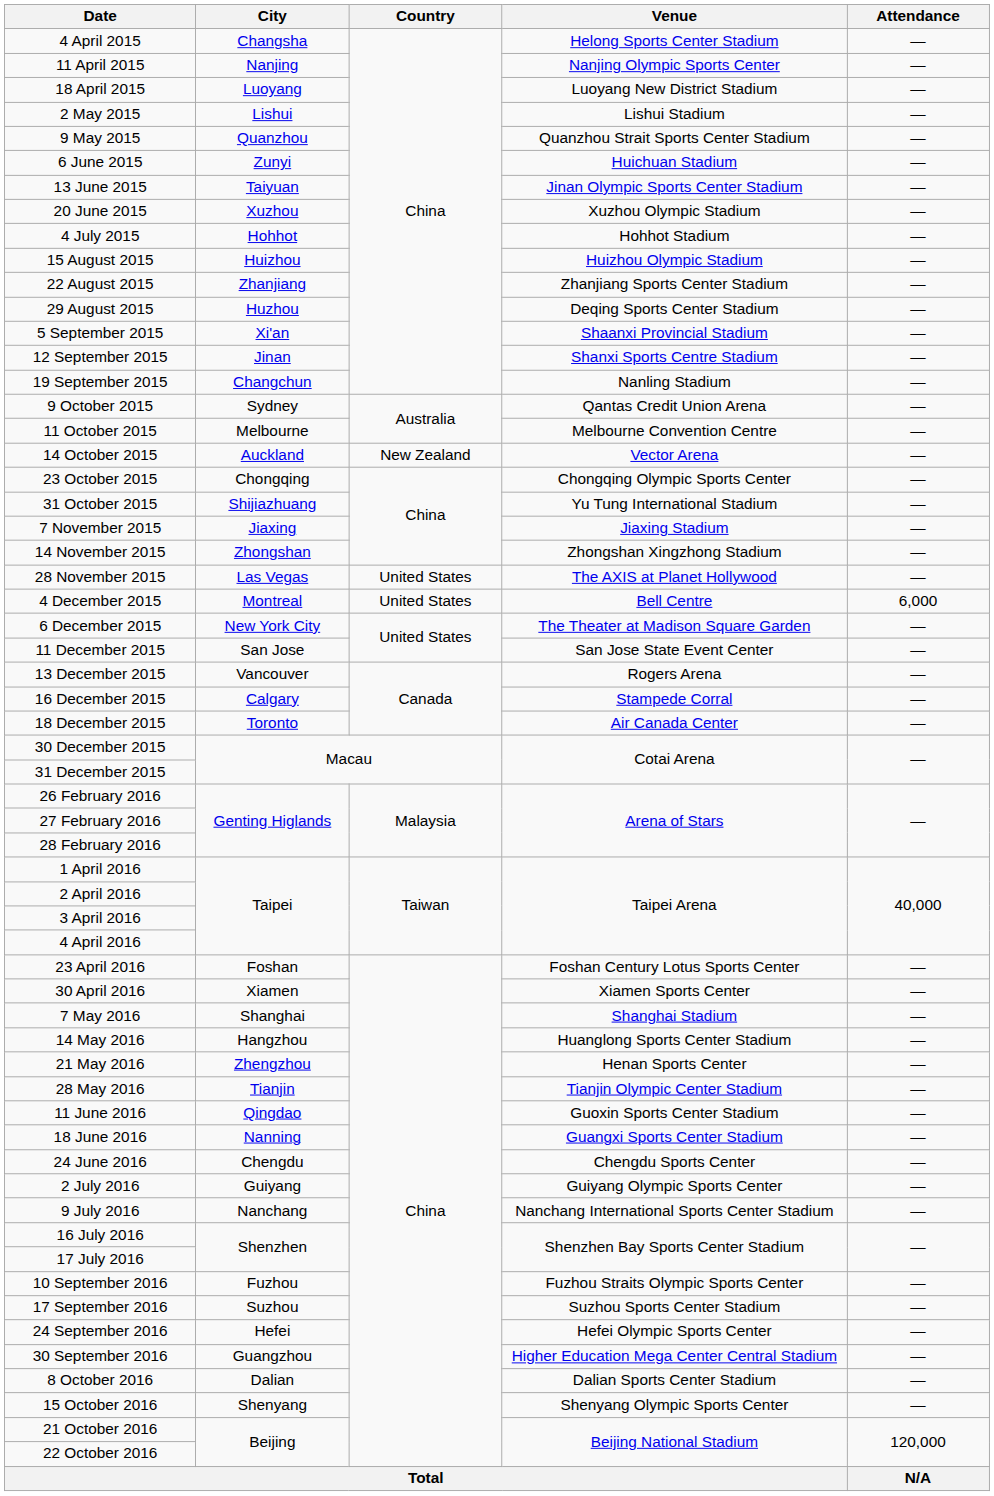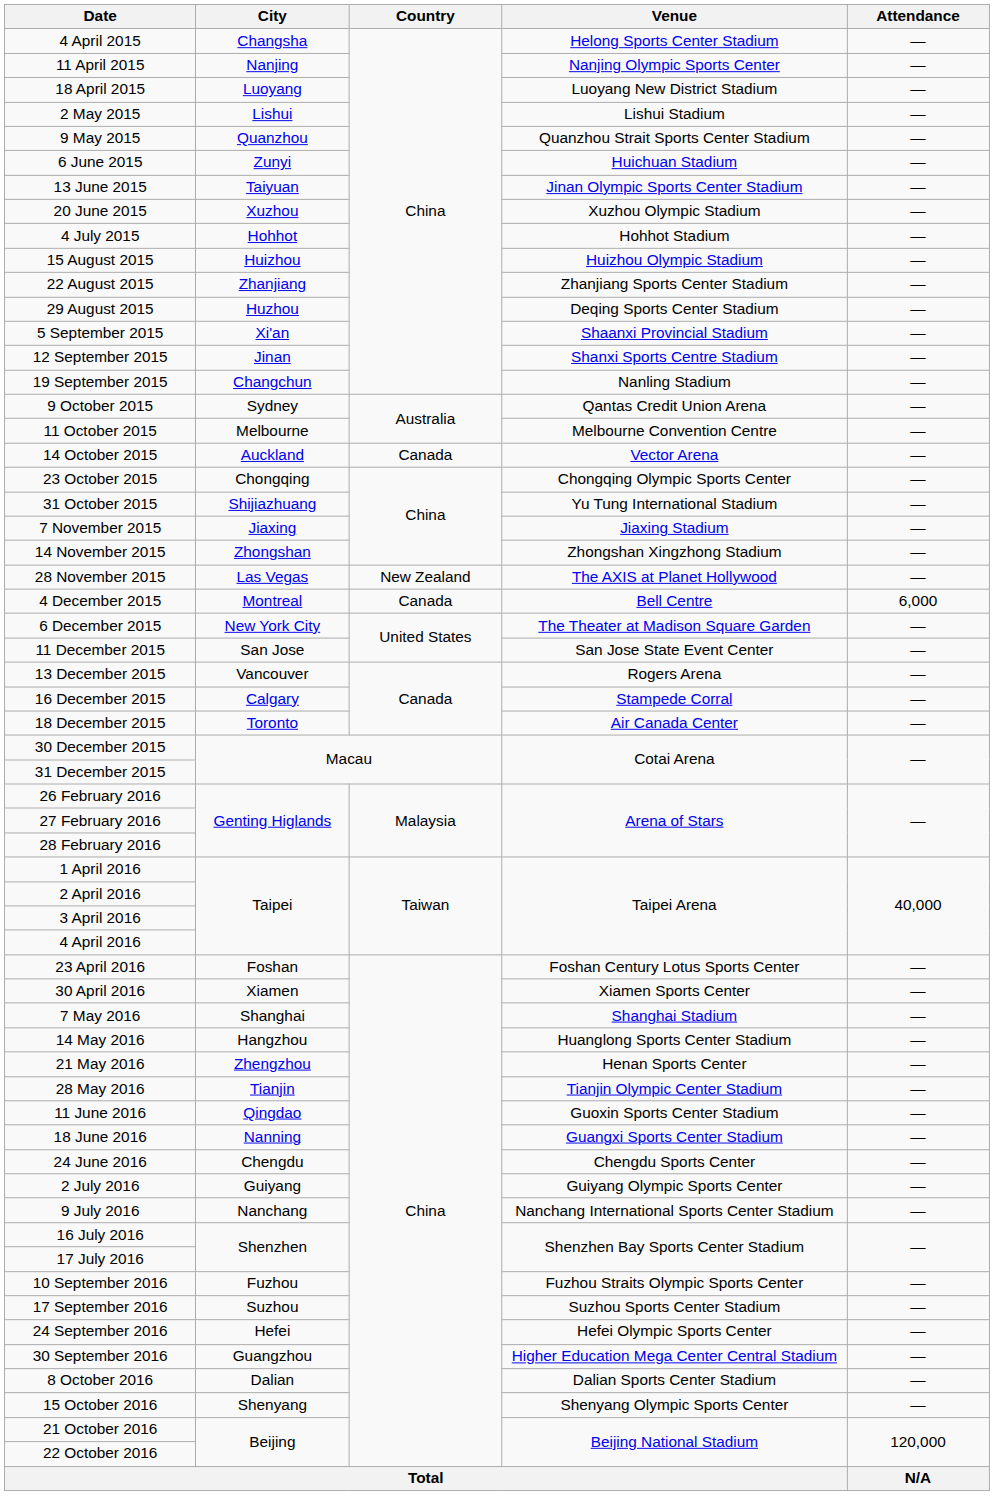(425, 455) New Zealand -> (425, 455) Canada
(425, 576) United States -> (425, 576) New Zealand
(425, 601) United States -> (425, 601) Canada
